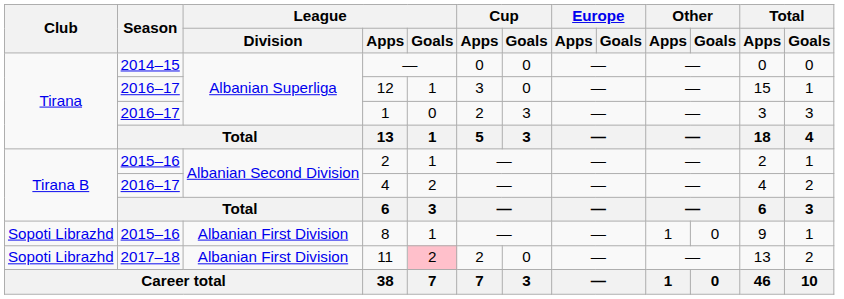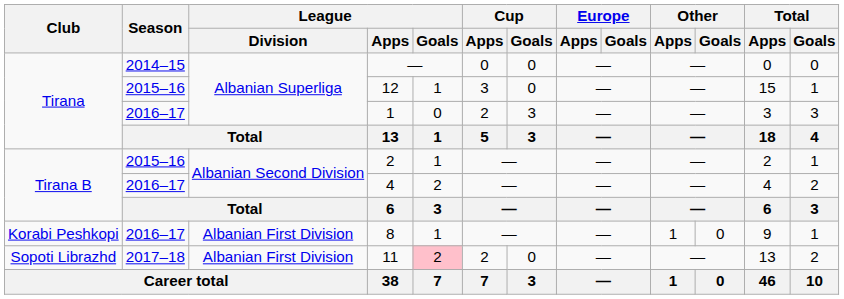(150, 88) 2016–17 -> (155, 88) 2015–16
(61, 233) Sopoti Librazhd -> (63, 233) Korabi Peshkopi
(150, 233) 2015–16 -> (155, 233) 2016–17
